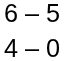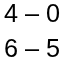rows swapped: (32, 48) <-> (32, 13)
